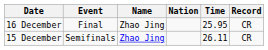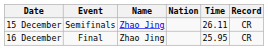rows swapped: (34, 38) <-> (34, 25)
